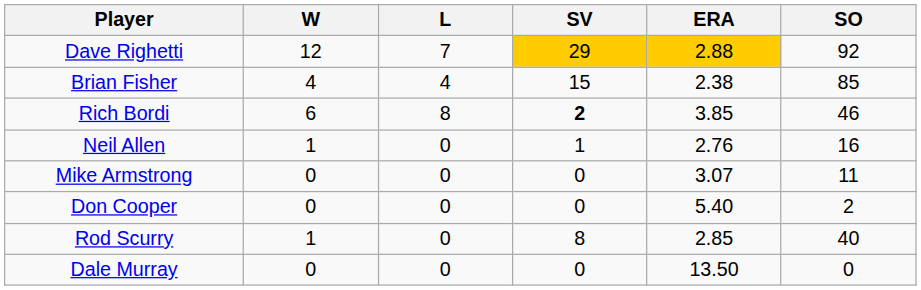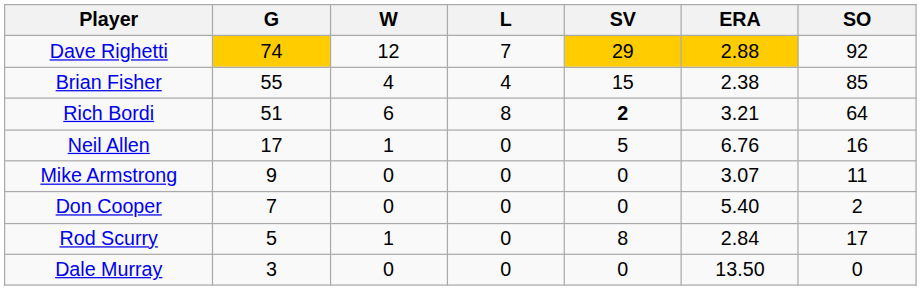+ column: (271, 20)
(714, 113) 3.85 -> (740, 113) 3.21
(848, 113) 46 -> (857, 113) 64
(580, 144) 1 -> (623, 144) 5
(714, 144) 2.76 -> (740, 144) 6.76
(714, 238) 2.85 -> (740, 238) 2.84
(848, 238) 40 -> (857, 238) 17
